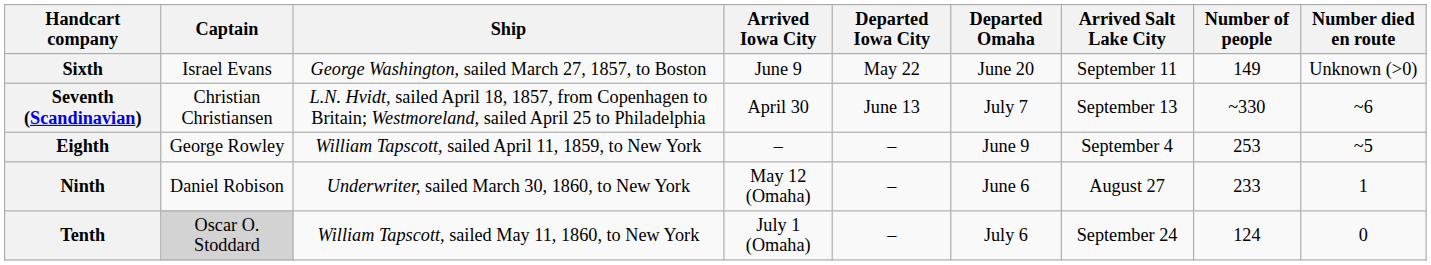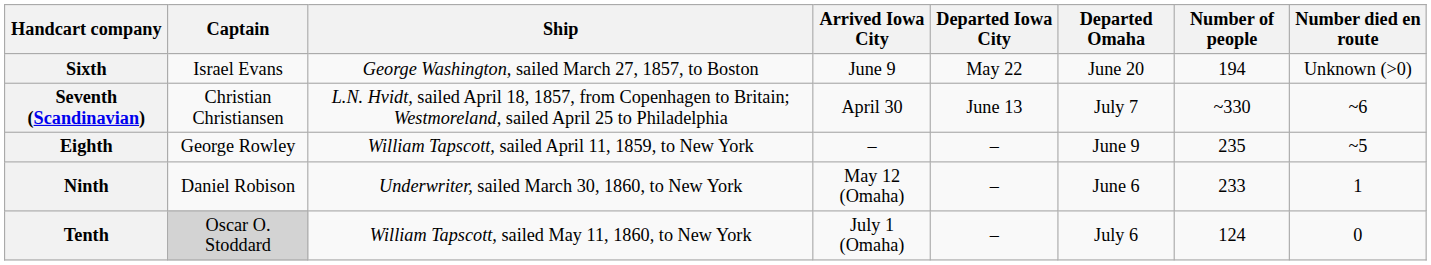- column: (1127, 29)
(1247, 68) 149 -> (1232, 68) 194
(1247, 146) 253 -> (1232, 146) 235
